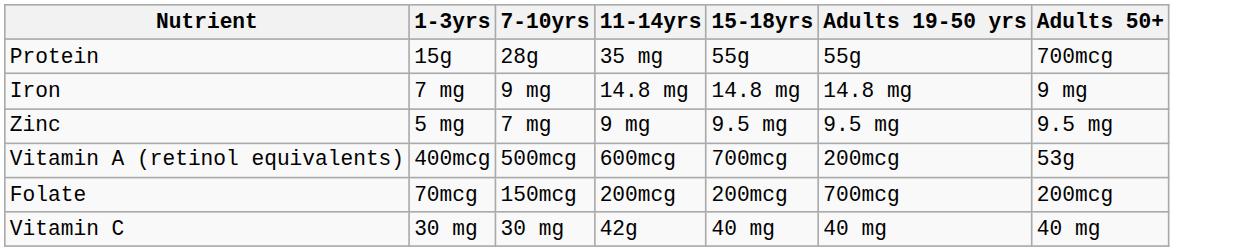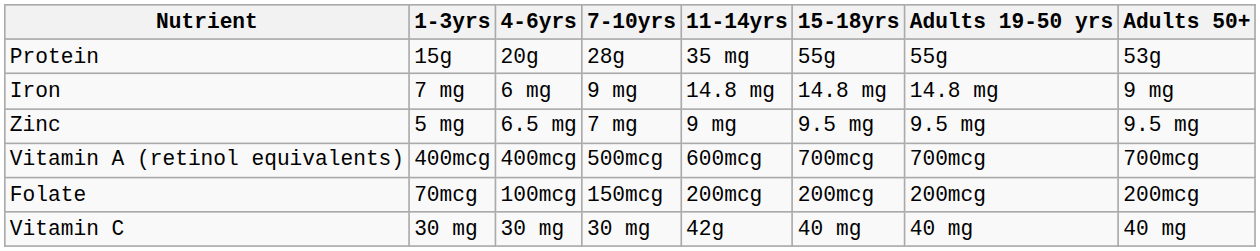+ column: (539, 22)
(1075, 57) 700mcg -> (1142, 57) 53g
(861, 160) 200mcg -> (948, 160) 700mcg
(1056, 160) 53g -> (1161, 160) 700mcg
(861, 195) 700mcg -> (948, 195) 200mcg
